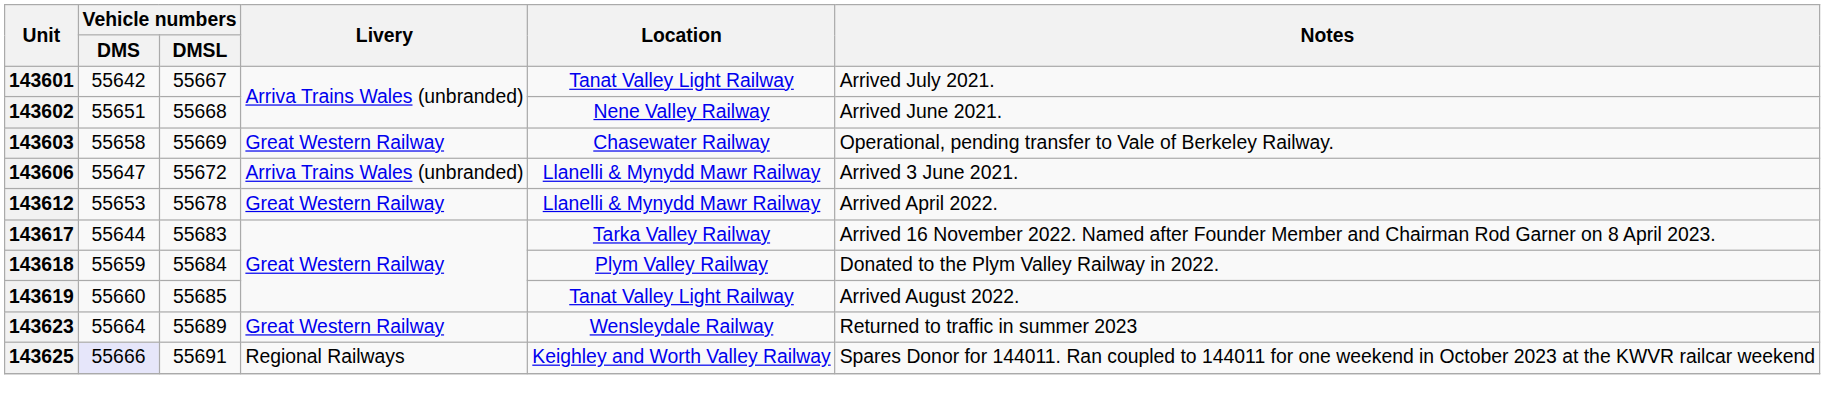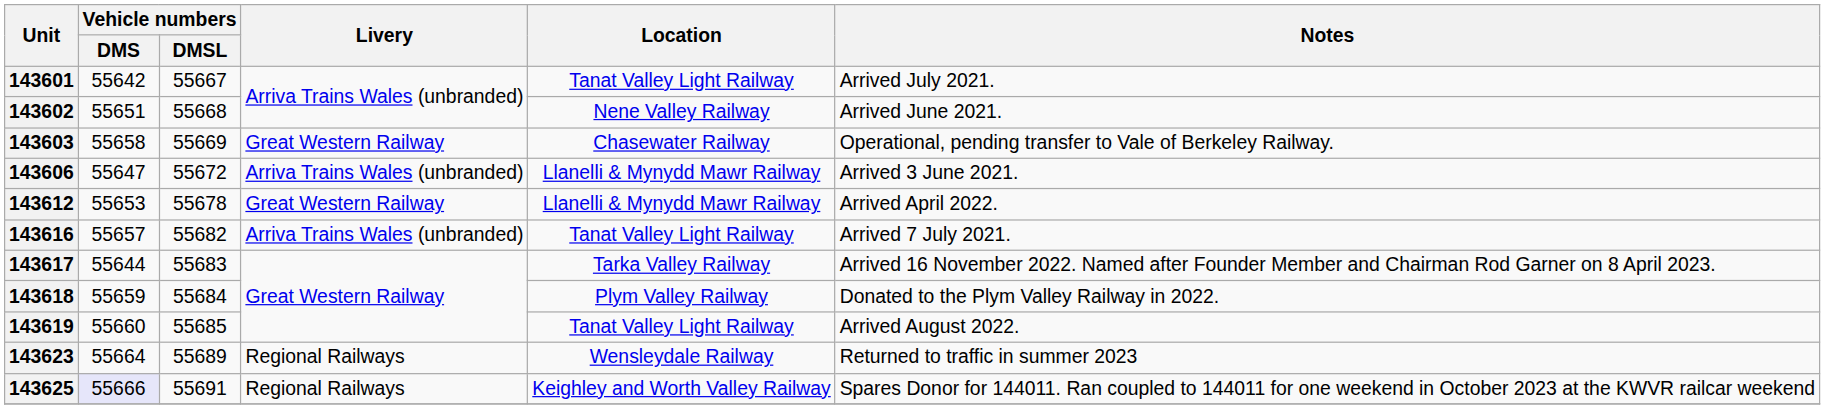+ row: (41, 234)
(345, 326) Great Western Railway -> (325, 357) Regional Railways
